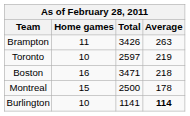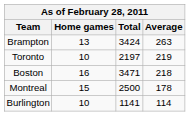(84, 42) 11 -> (84, 42) 13
(129, 42) 3426 -> (129, 42) 3424
(129, 57) 2597 -> (129, 57) 2197
(164, 103) bold -> (164, 103) normal
